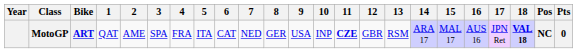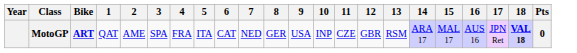- column: (545, 12)
(347, 34) bold -> (346, 34) normal
